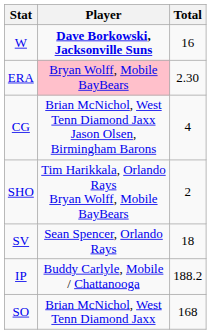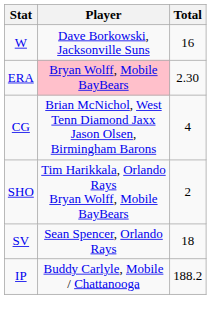(103, 42) bold -> (103, 42) normal
- row: (21, 311)
